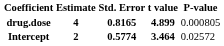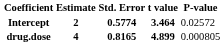rows swapped: (29, 37) <-> (29, 22)
